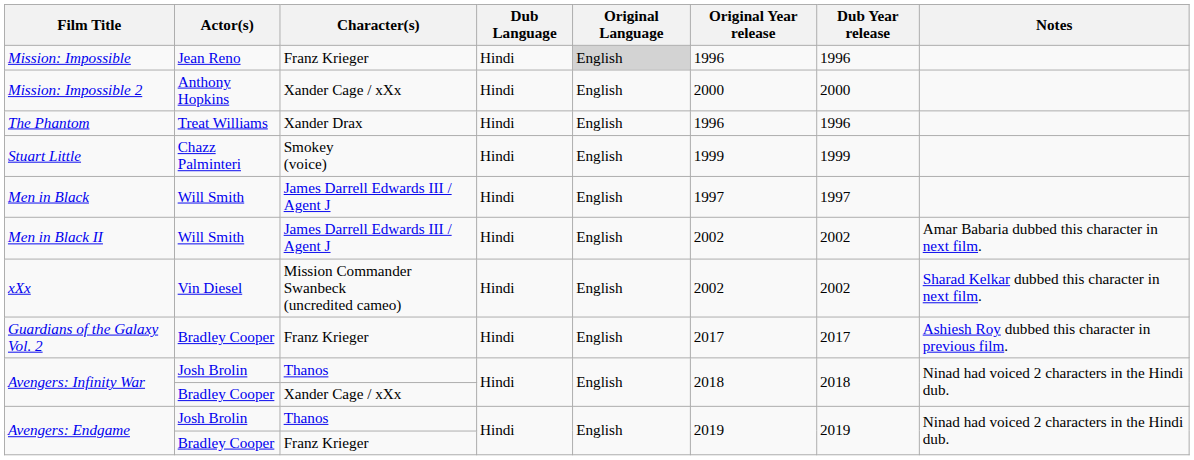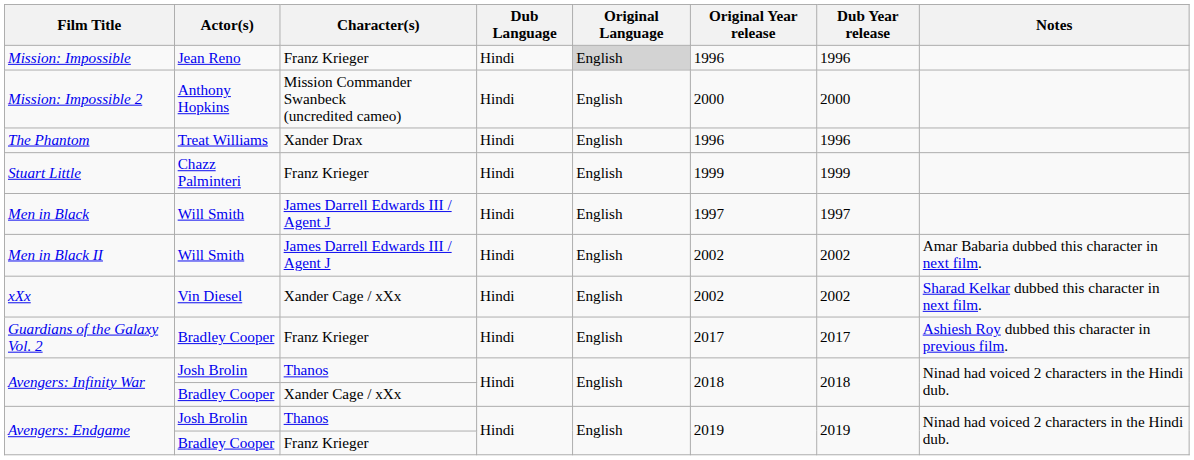(343, 90) Xander Cage / xXx -> (348, 98) Mission Commander Swanbeck (uncredited cameo)
(309, 155) Smokey (voice) -> (326, 172) Franz Krieger
(348, 287) Mission Commander Swanbeck (uncredited cameo) -> (343, 296) Xander Cage / xXx
